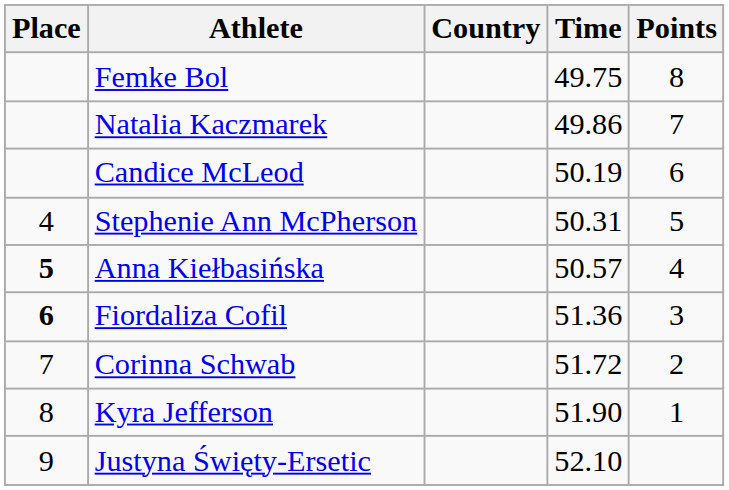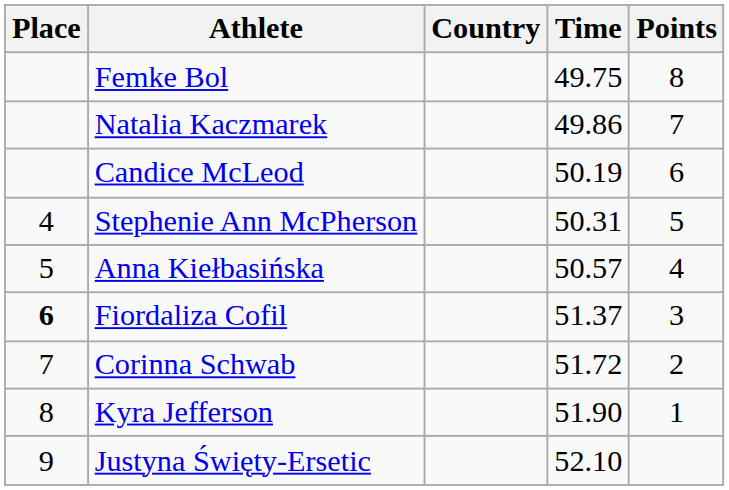(46, 268) bold -> (46, 268) normal
(588, 316) 51.36 -> (588, 316) 51.37
